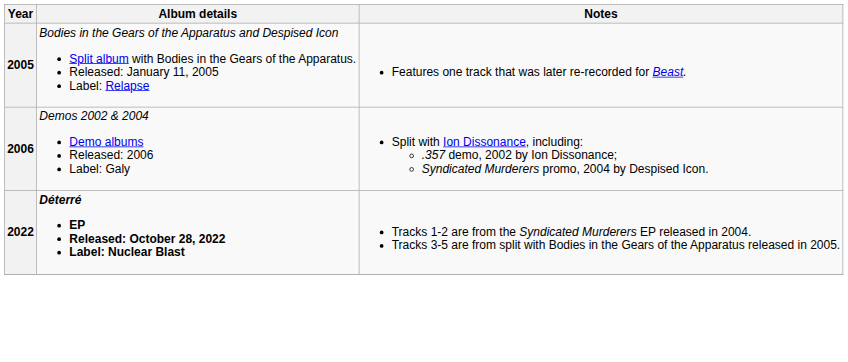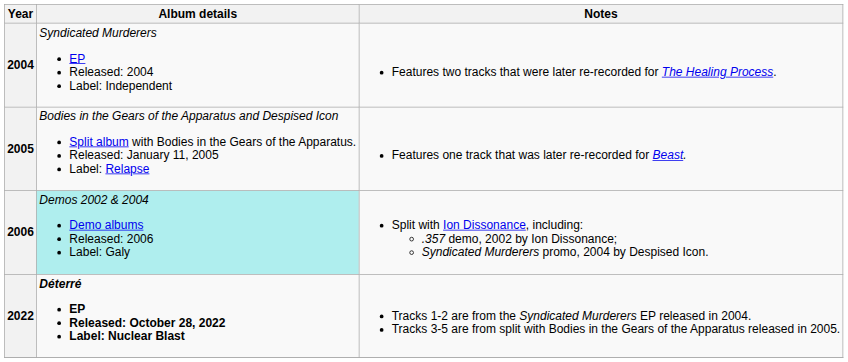+ row: (20, 65)
(198, 143) no background -> (198, 226) paleturquoise background
